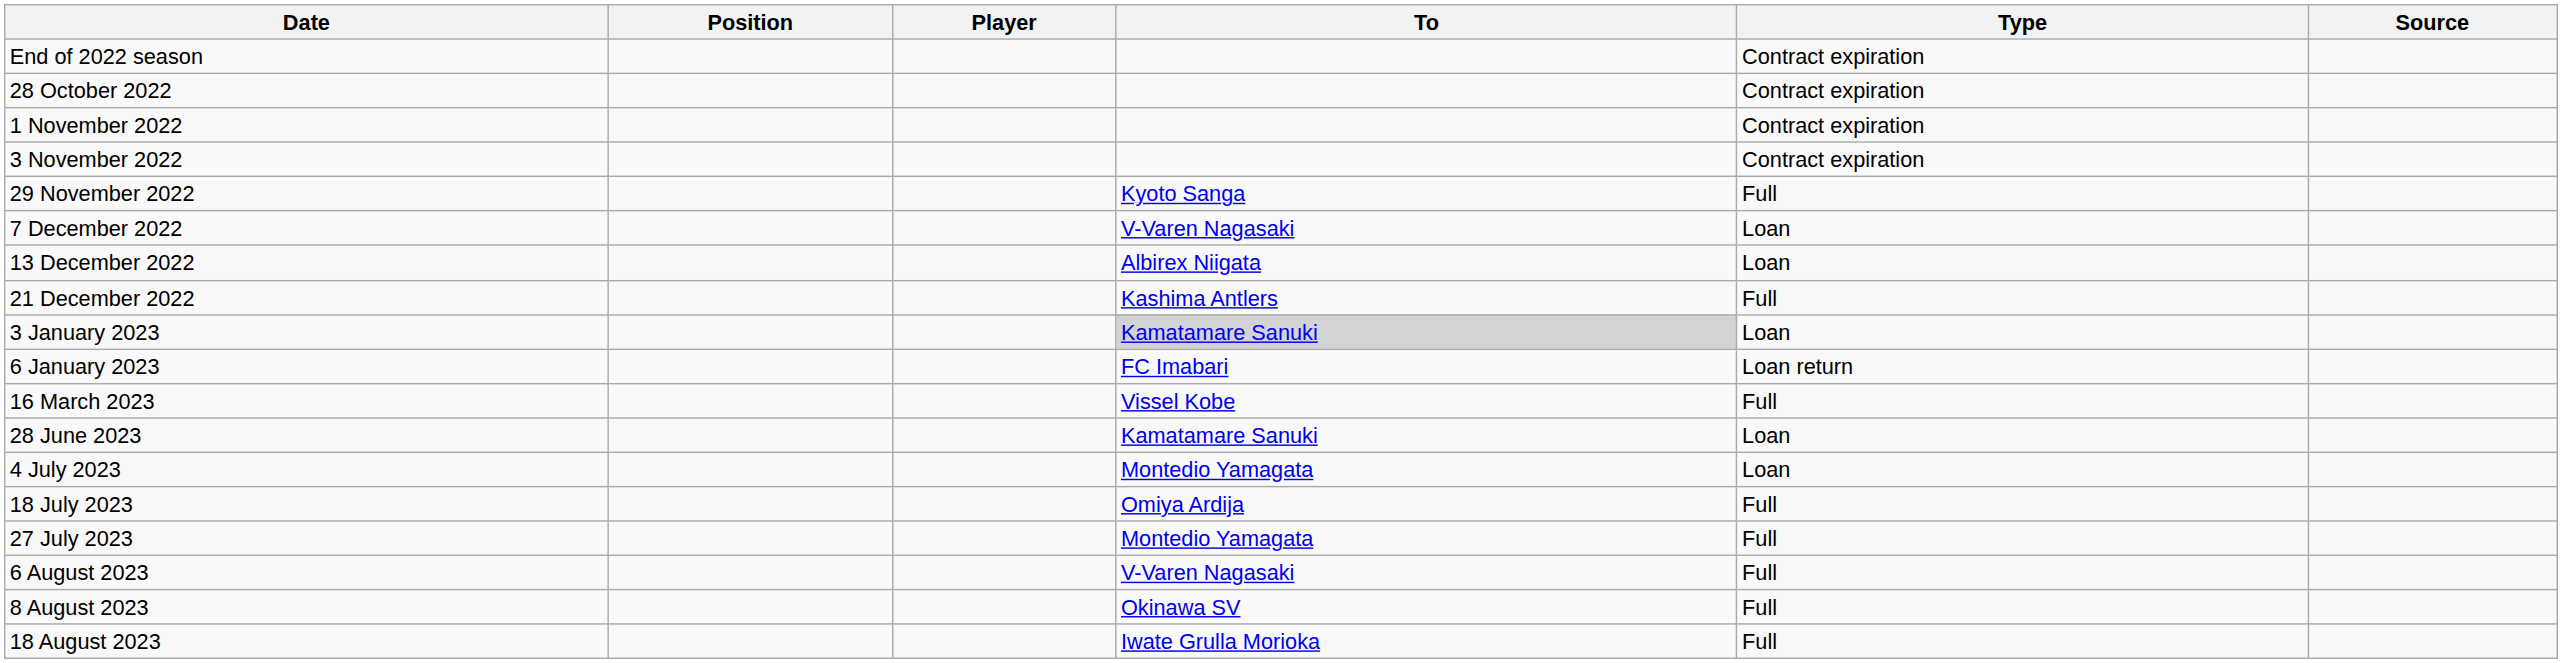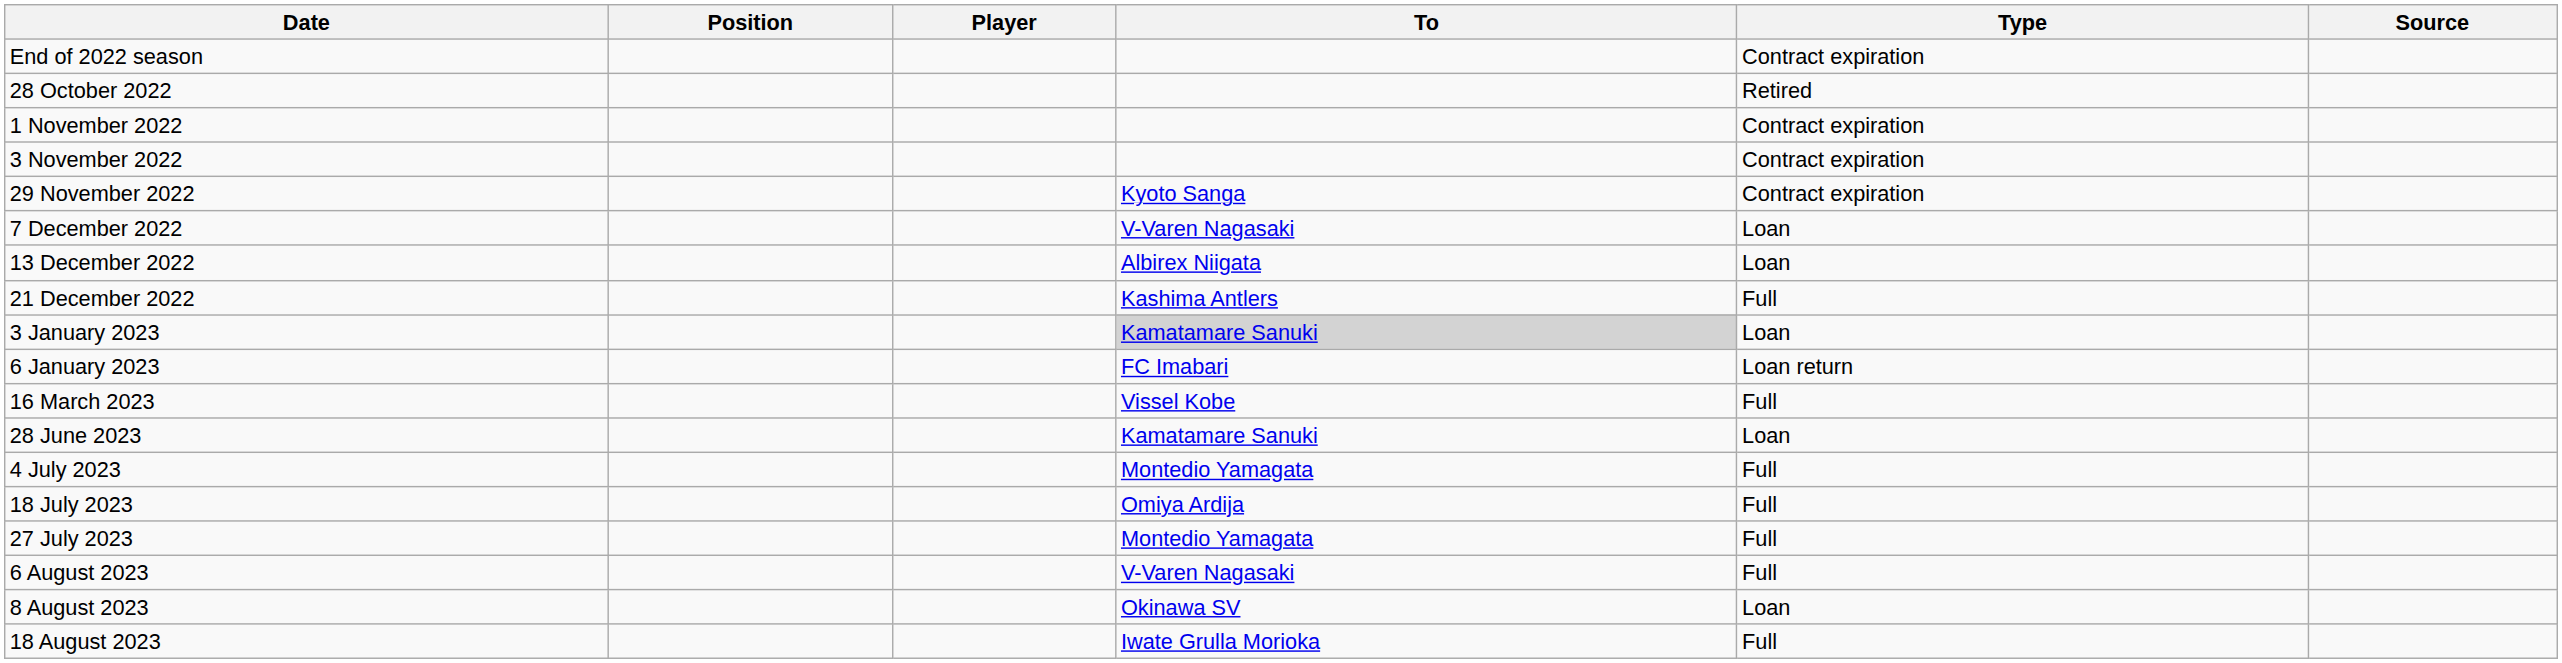(1833, 91) Contract expiration -> (1777, 91) Retired
(1760, 194) Full -> (1833, 194) Contract expiration
(1766, 469) Loan -> (1760, 469) Full
(1760, 607) Full -> (1766, 607) Loan
